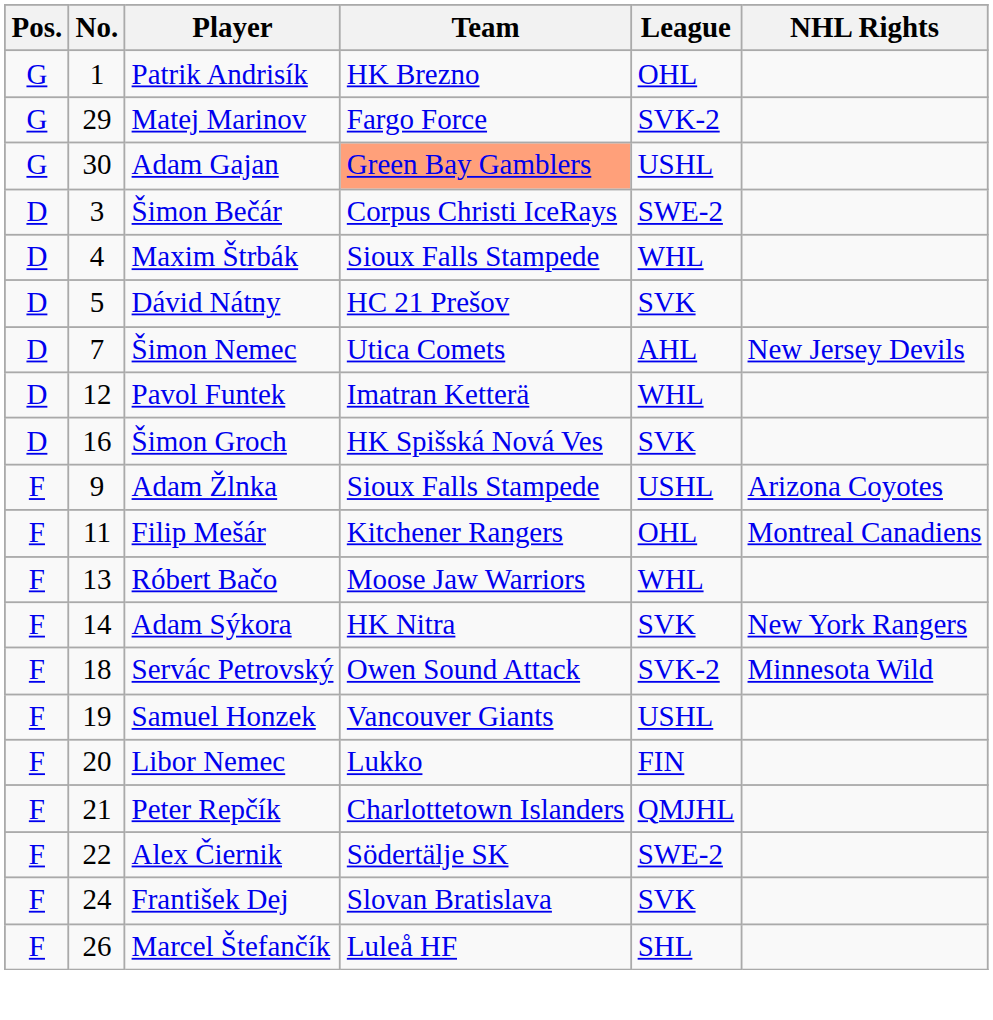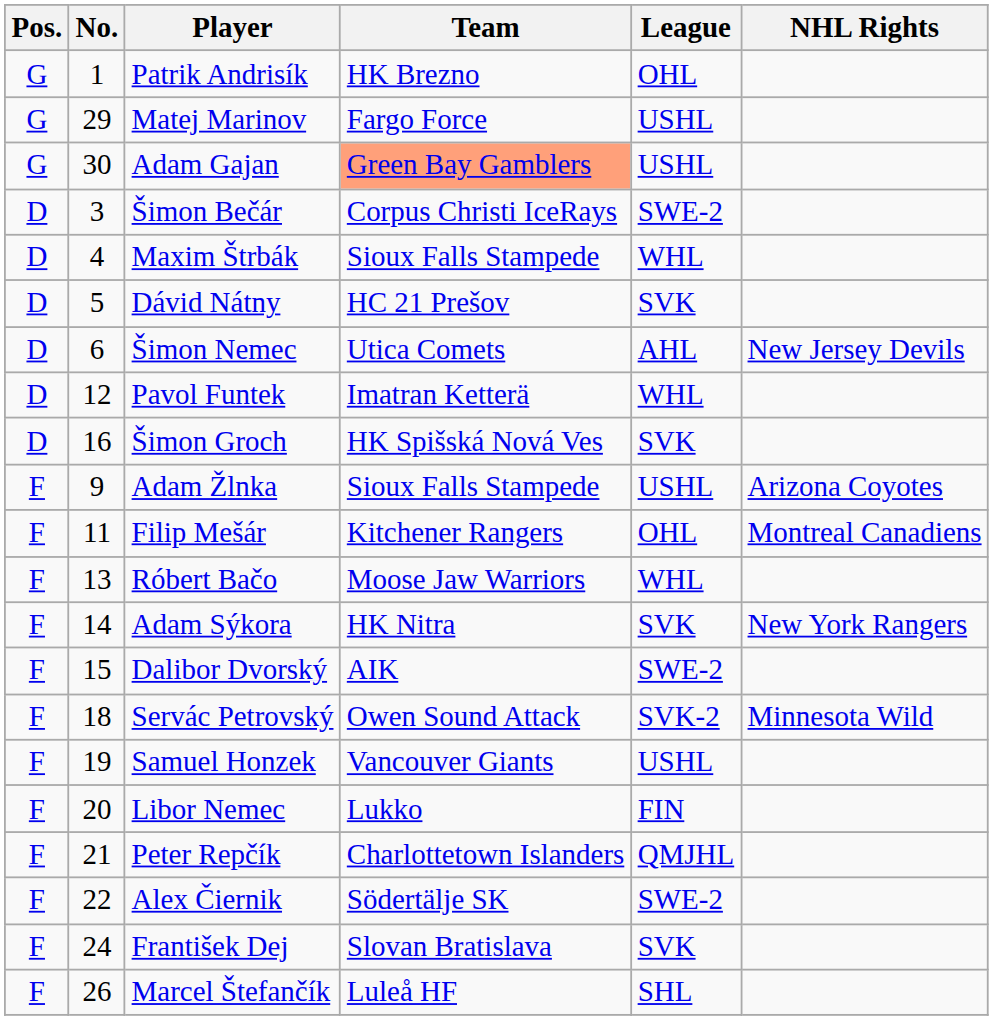(679, 119) SVK-2 -> (675, 119) USHL
(97, 348) 7 -> (97, 348) 6
+ row: (229, 670)
